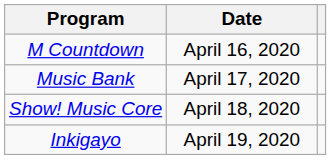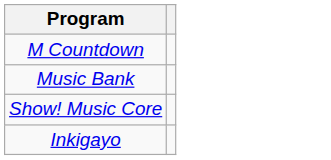- column: (242, 19)
